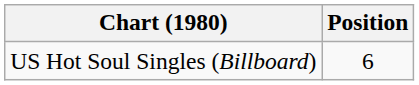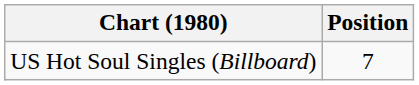(368, 60) 6 -> (368, 60) 7
